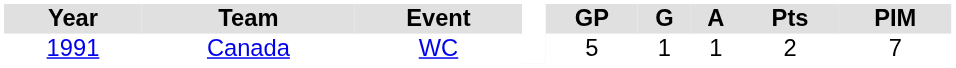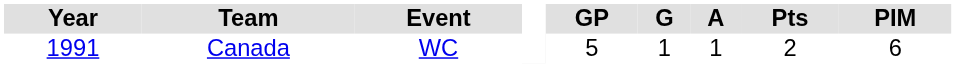(895, 48) 7 -> (895, 48) 6
